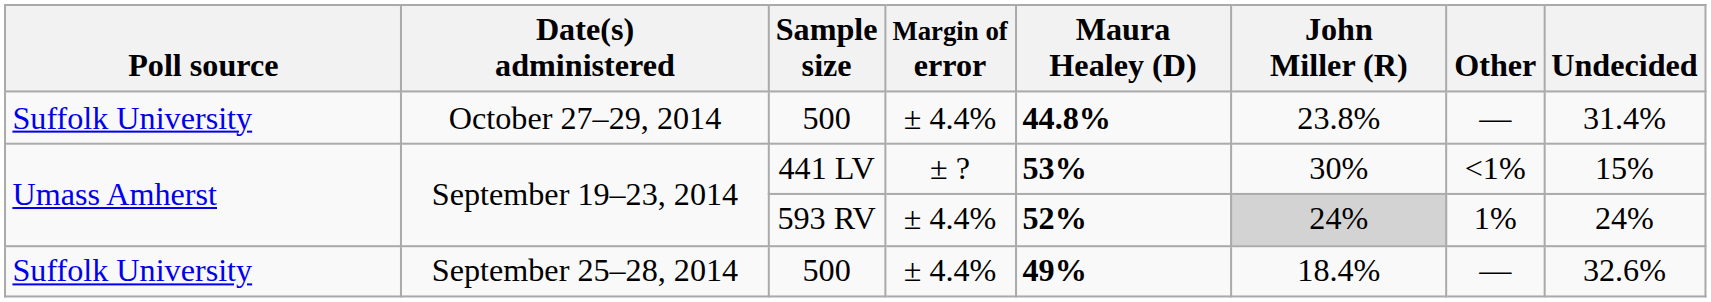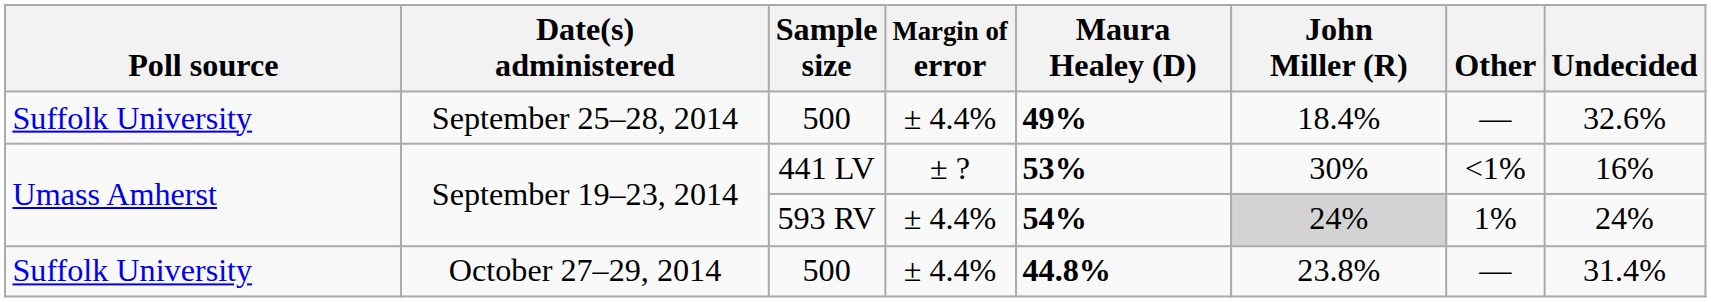rows swapped: (585, 117) <-> (585, 270)
(1624, 168) 15% -> (1624, 168) 16%
(1055, 219) 52% -> (1055, 219) 54%
